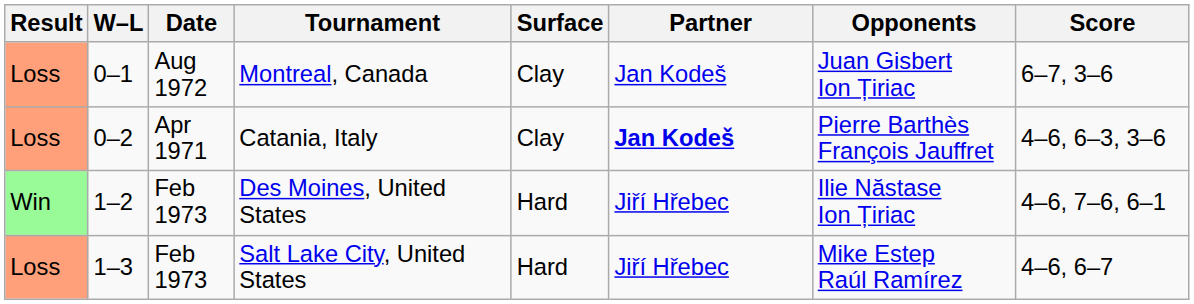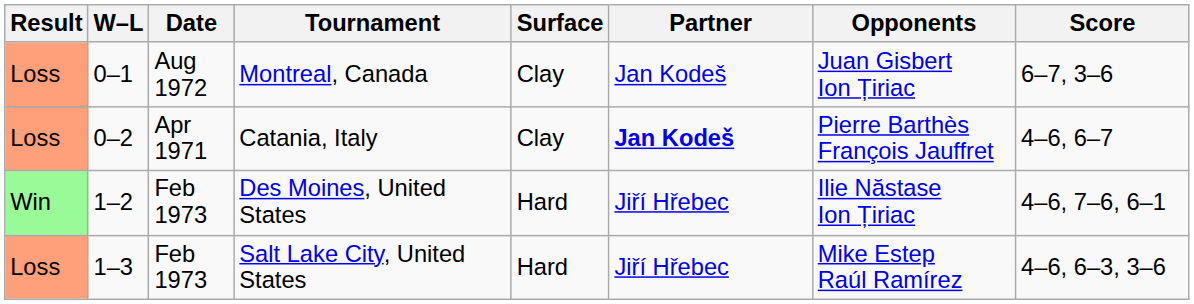(1093, 138) 4–6, 6–3, 3–6 -> (1067, 138) 4–6, 6–7
(1067, 266) 4–6, 6–7 -> (1093, 266) 4–6, 6–3, 3–6
